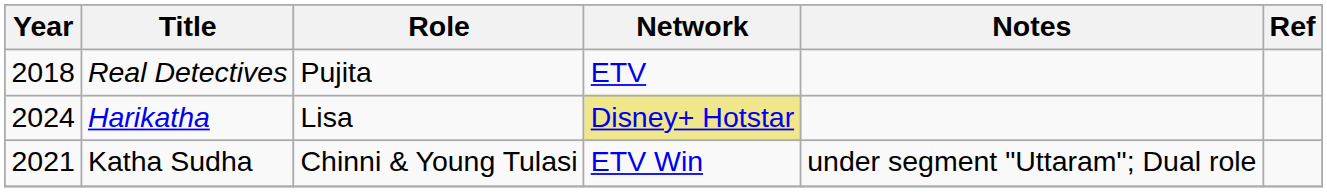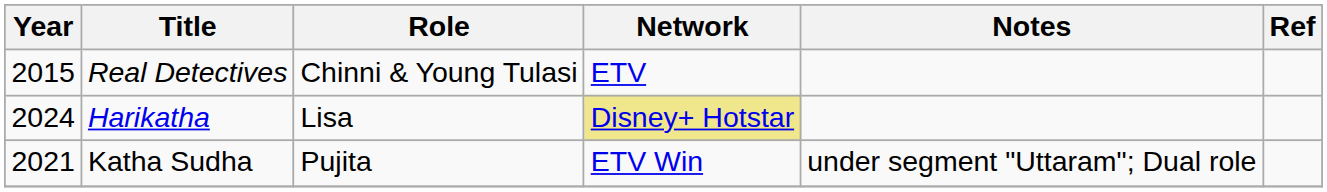(43, 72) 2018 -> (43, 72) 2015
(336, 72) Pujita -> (439, 72) Chinni & Young Tulasi
(439, 162) Chinni & Young Tulasi -> (336, 162) Pujita
